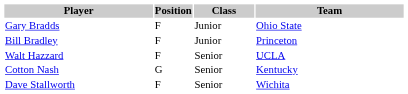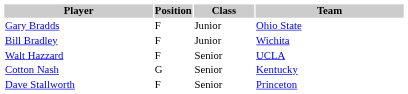(277, 40) Princeton -> (273, 40) Wichita
(273, 84) Wichita -> (277, 84) Princeton
